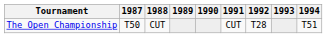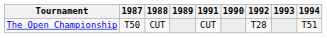columns swapped: (208, 12) <-> (233, 12)
